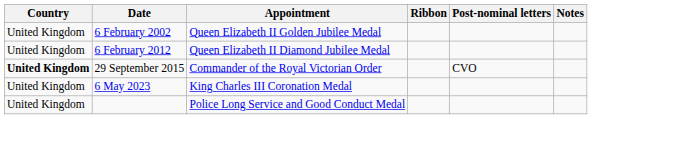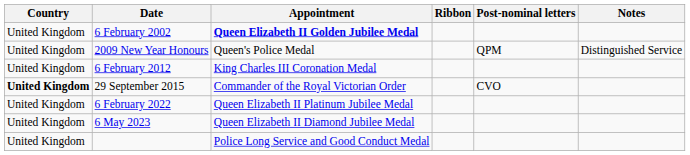(285, 31) normal -> (316, 31) bold
+ row: (152, 50)
(290, 50) Queen Elizabeth II Diamond Jubilee Medal -> (295, 68) King Charles III Coronation Medal
+ row: (133, 104)
(271, 86) King Charles III Coronation Medal -> (314, 123) Queen Elizabeth II Diamond Jubilee Medal
